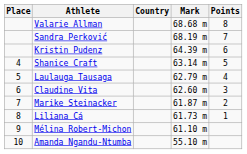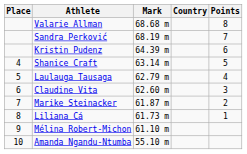columns swapped: (152, 11) <-> (190, 11)
